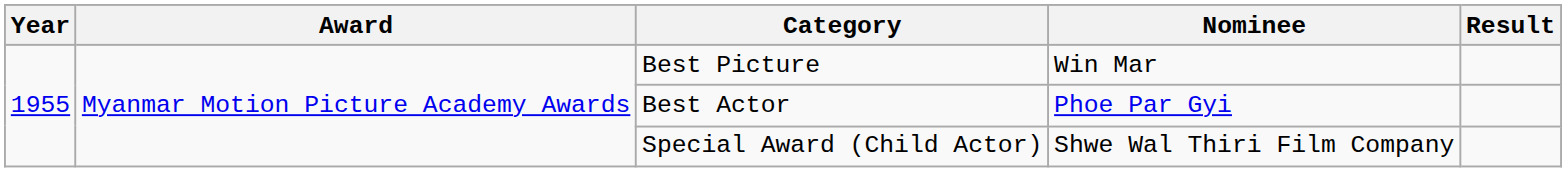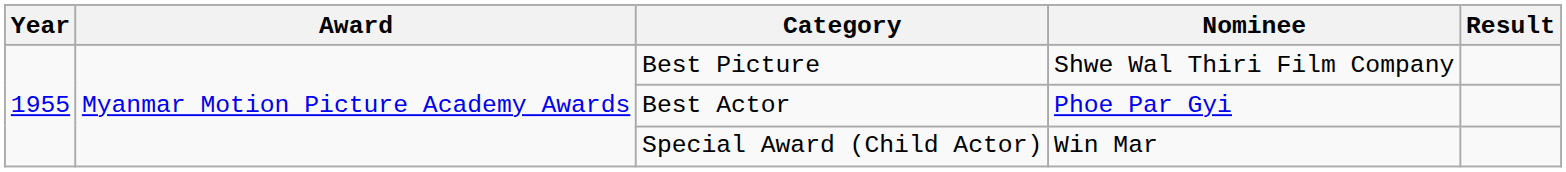(1106, 65) Win Mar -> (1254, 65) Shwe Wal Thiri Film Company
(1254, 146) Shwe Wal Thiri Film Company -> (1106, 146) Win Mar
